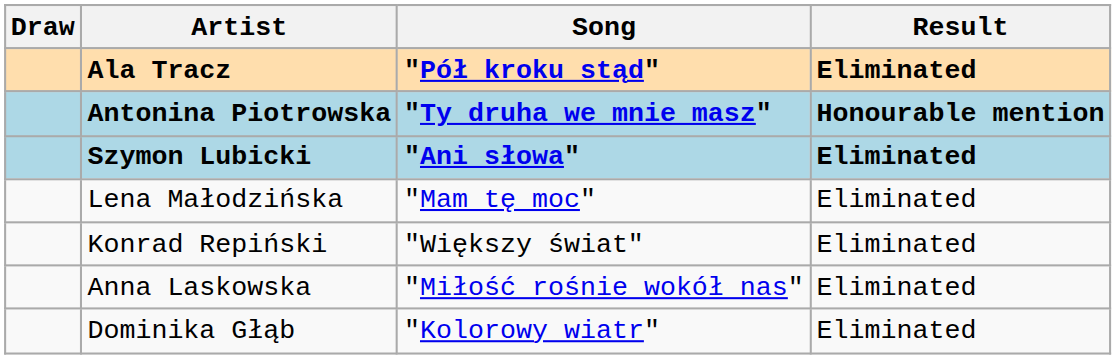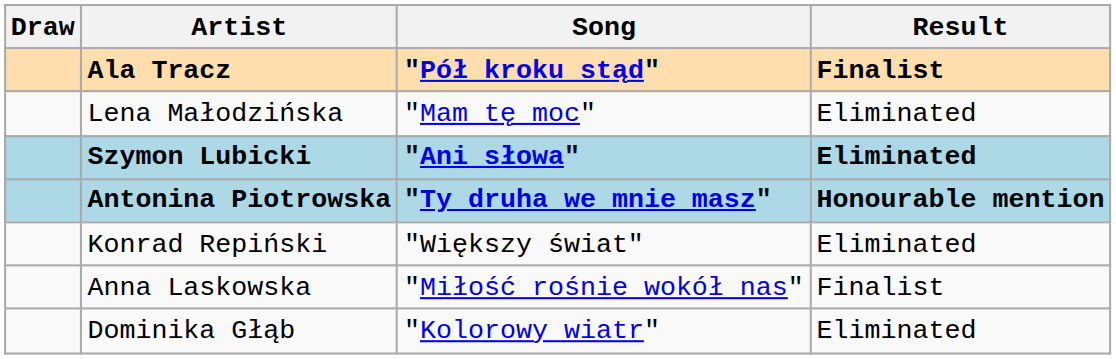(897, 70) Eliminated -> (881, 70) Finalist
rows swapped: (215, 200) <-> (239, 114)
(897, 287) Eliminated -> (881, 287) Finalist
